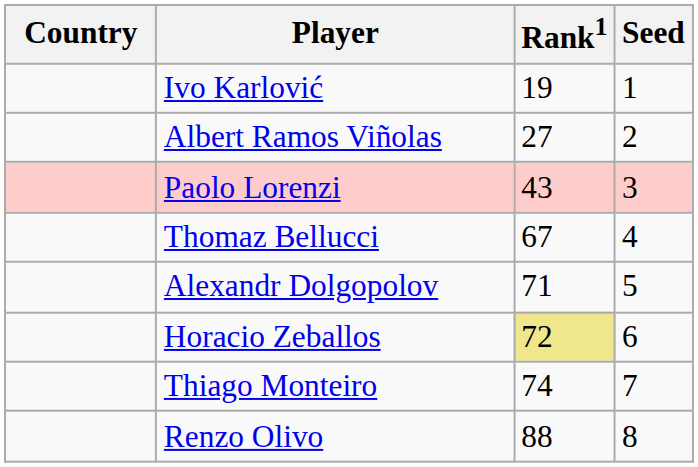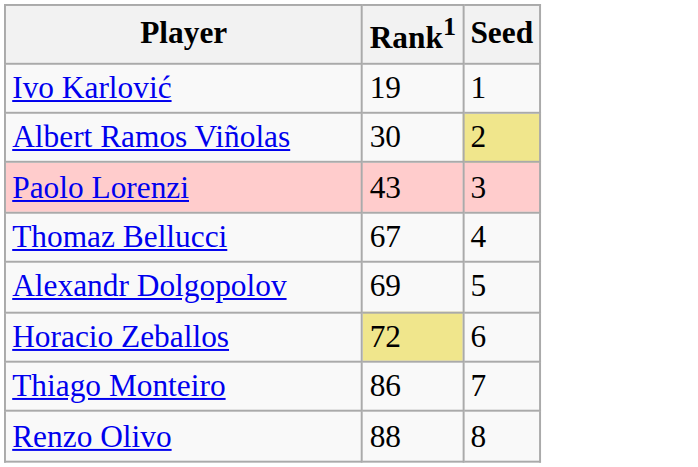- column: (81, 33)
(537, 137) 27 -> (385, 137) 30
(630, 137) no background -> (478, 137) khaki background
(537, 286) 71 -> (385, 286) 69
(537, 385) 74 -> (385, 385) 86
